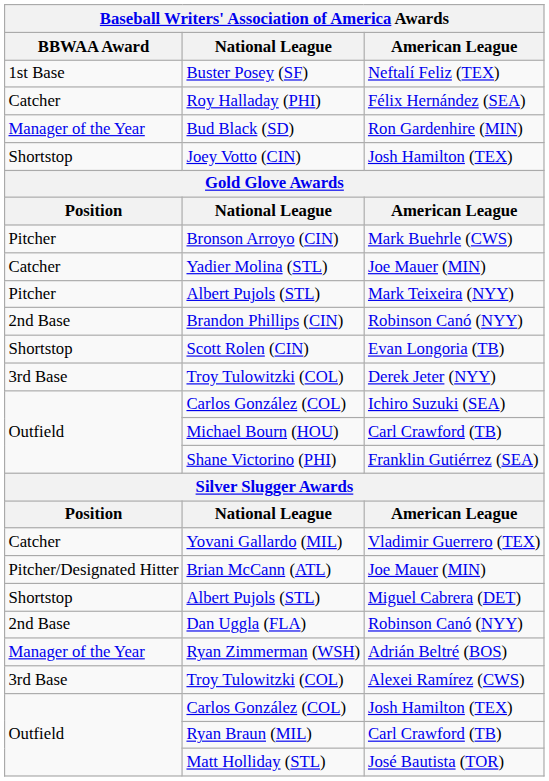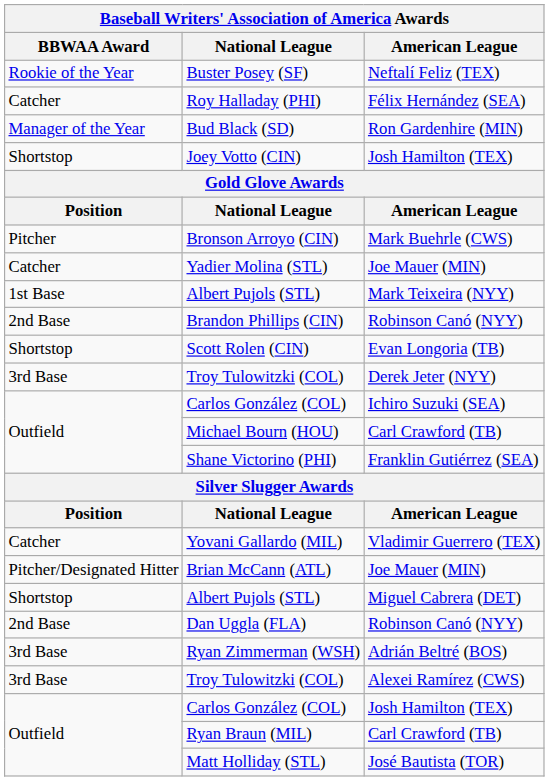(37, 73) 1st Base -> (71, 73) Rookie of the Year
(32, 294) Pitcher -> (37, 294) 1st Base
(77, 652) Manager of the Year -> (38, 652) 3rd Base
